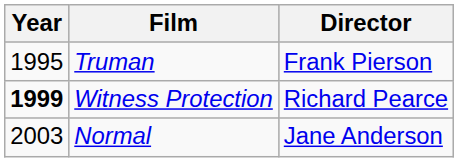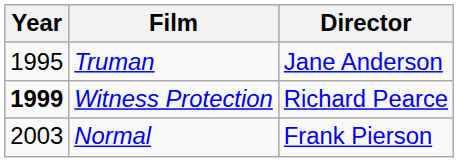(358, 61) Frank Pierson -> (363, 61) Jane Anderson
(363, 136) Jane Anderson -> (358, 136) Frank Pierson
